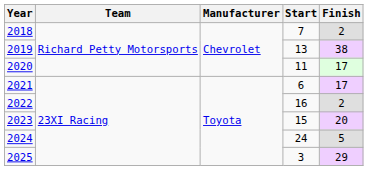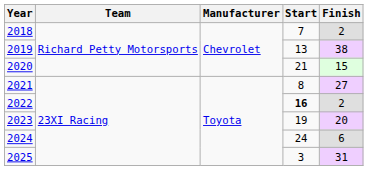(301, 67) 11 -> (301, 67) 21
(341, 67) 17 -> (341, 67) 15
(301, 85) 6 -> (301, 85) 8
(341, 85) 17 -> (341, 85) 27
(301, 103) normal -> (301, 103) bold
(301, 120) 15 -> (301, 120) 19
(341, 138) 5 -> (341, 138) 6
(341, 156) 29 -> (341, 156) 31
